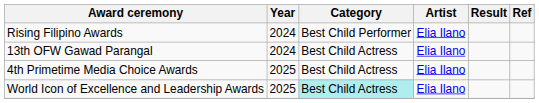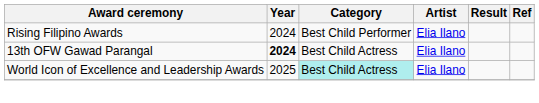(283, 51) normal -> (283, 51) bold
- row: (102, 70)
